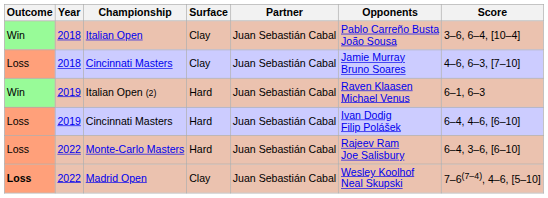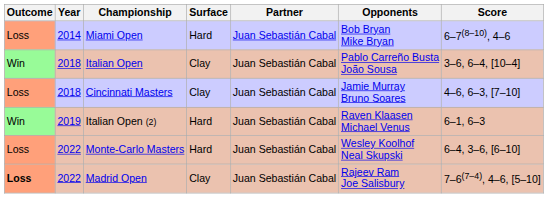+ row: (69, 35)
- row: (69, 121)
(373, 150) Rajeev Ram Joe Salisbury -> (378, 150) Wesley Koolhof Neal Skupski
(378, 178) Wesley Koolhof Neal Skupski -> (373, 178) Rajeev Ram Joe Salisbury
